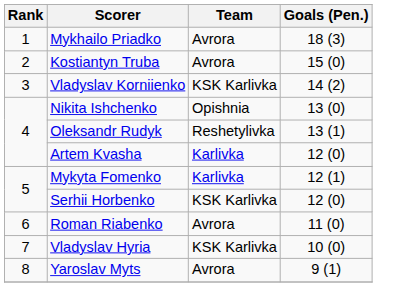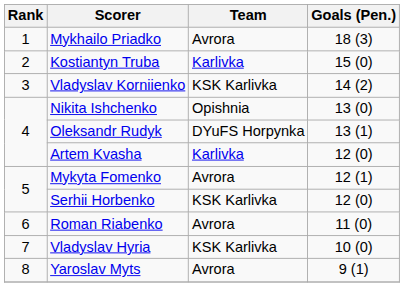(213, 62) Avrora -> (218, 62) Karlivka
(233, 131) Reshetylivka -> (248, 131) DYuFS Horpynka
(218, 177) Karlivka -> (213, 177) Avrora
